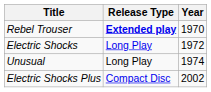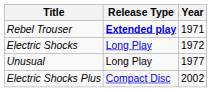(193, 29) 1970 -> (193, 29) 1971
(193, 62) 1974 -> (193, 62) 1977
